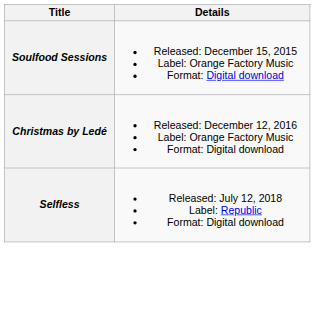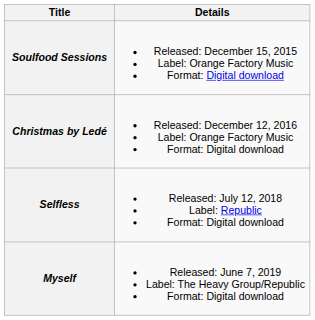+ row: (60, 278)
